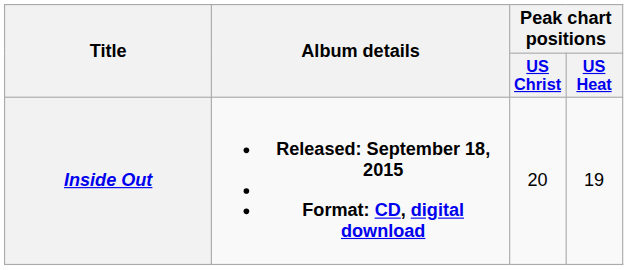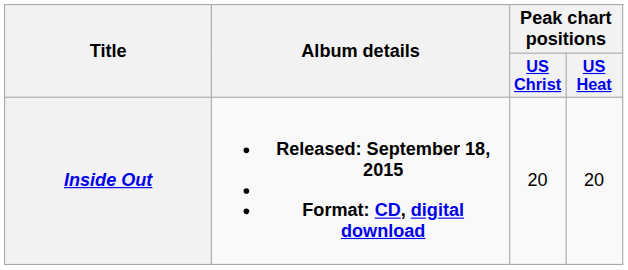(594, 180) 19 -> (594, 180) 20
